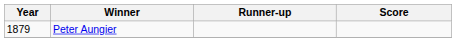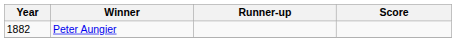(18, 29) 1879 -> (18, 29) 1882
